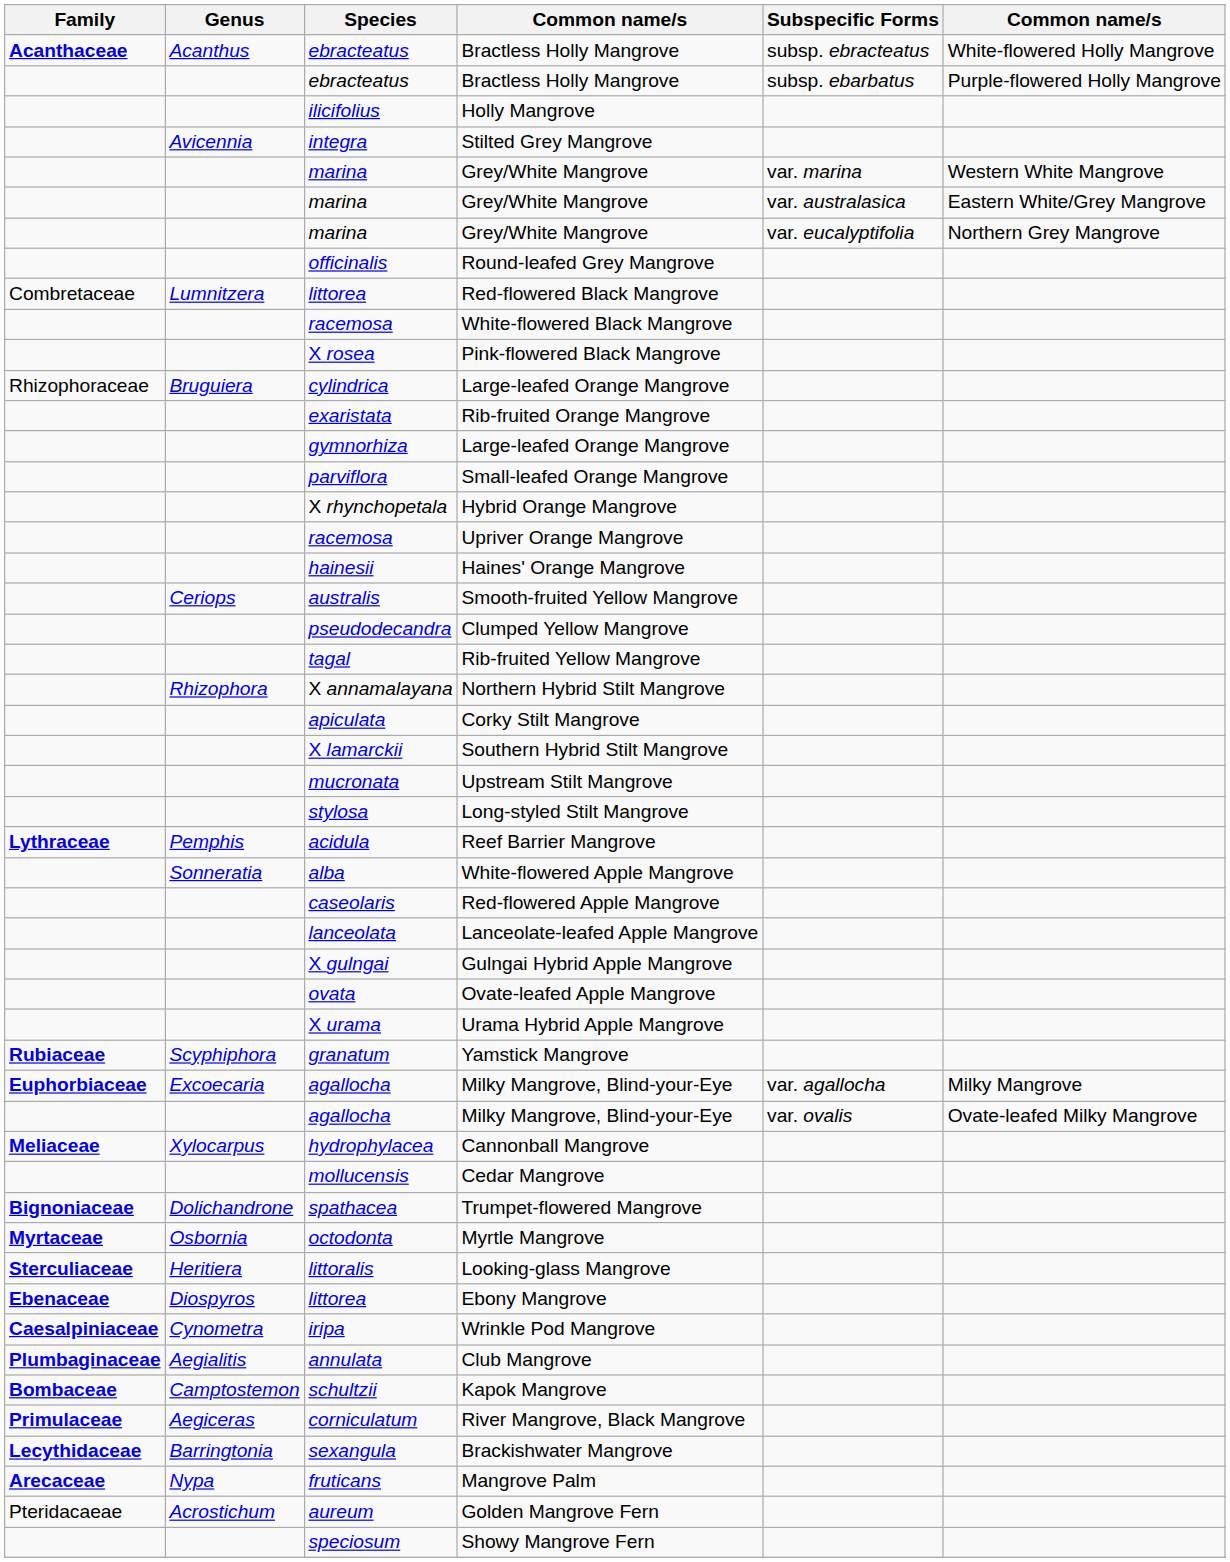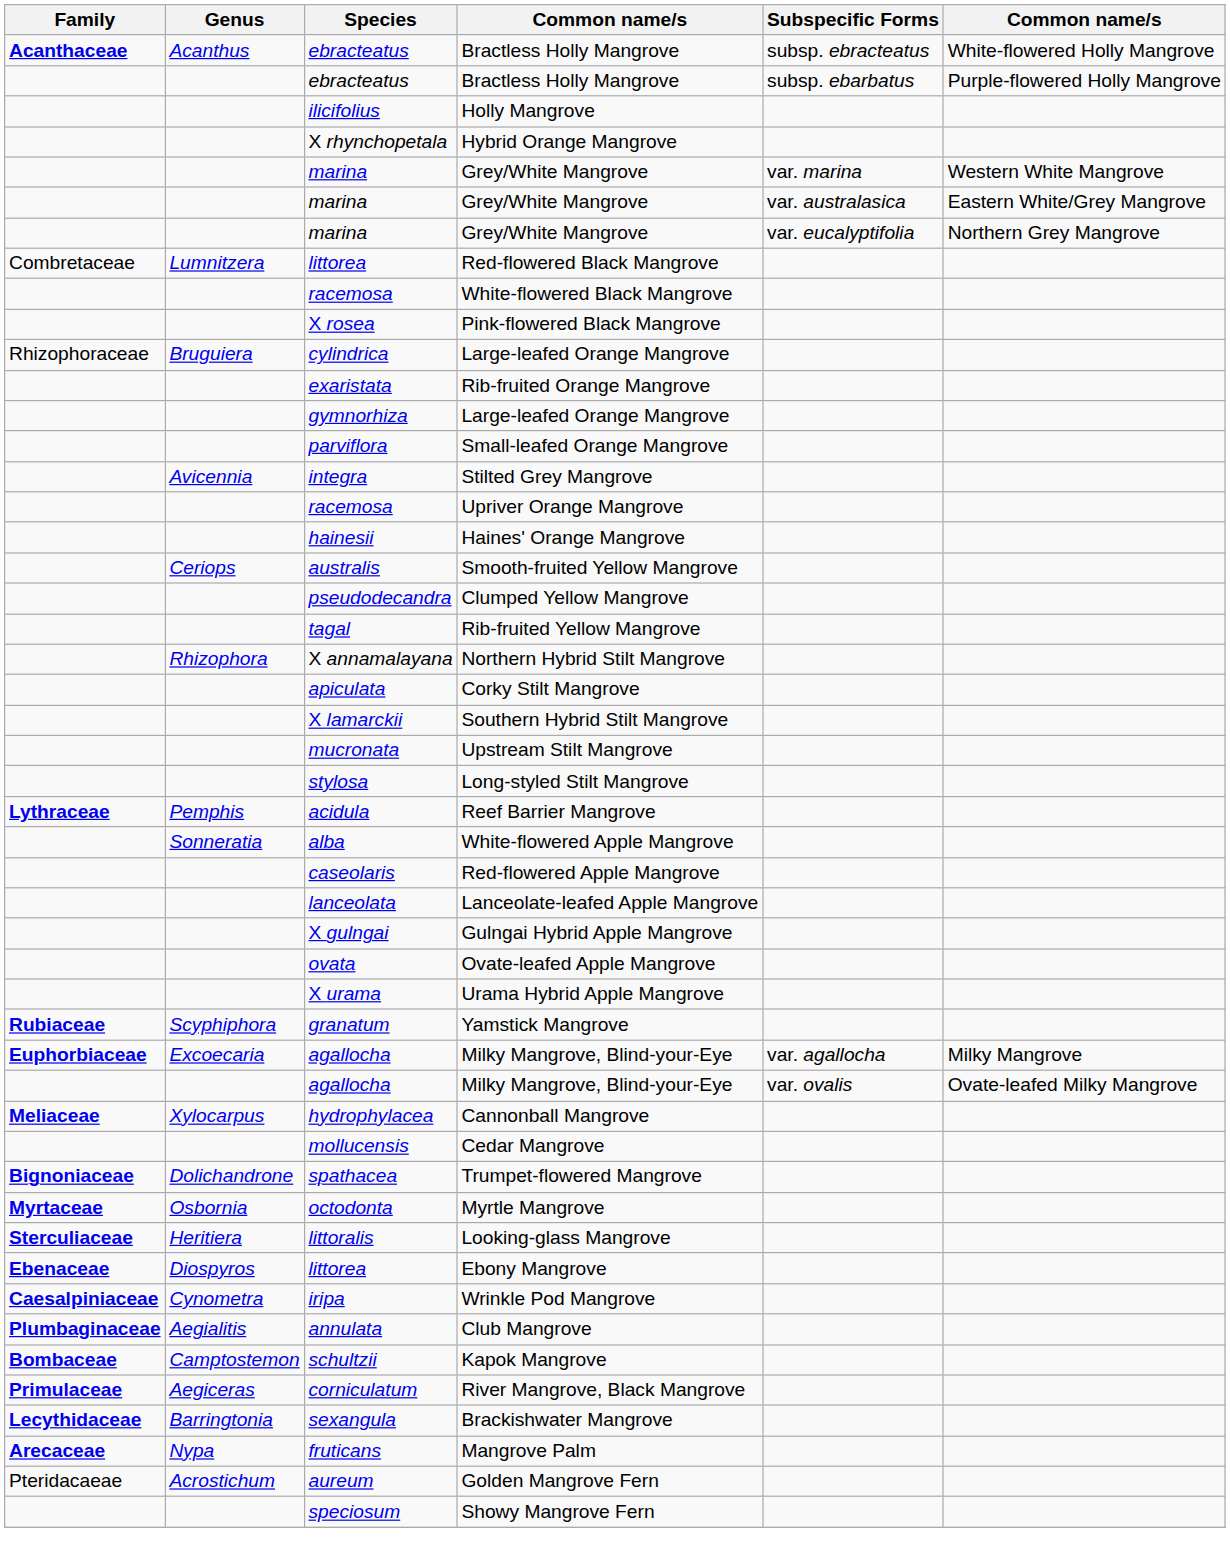rows swapped: (211, 141) <-> (235, 507)
- row: (235, 263)
